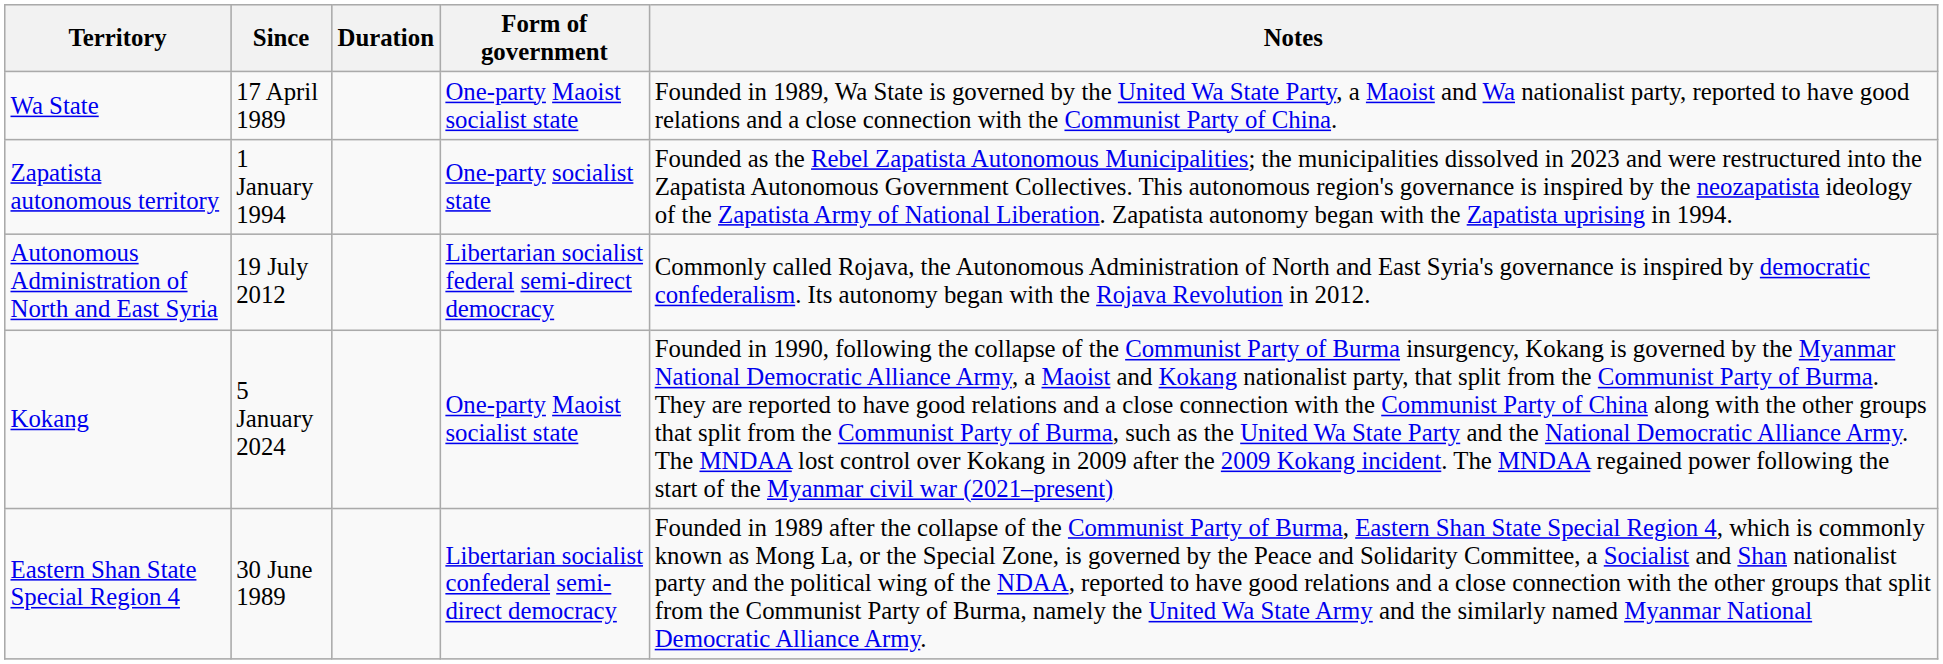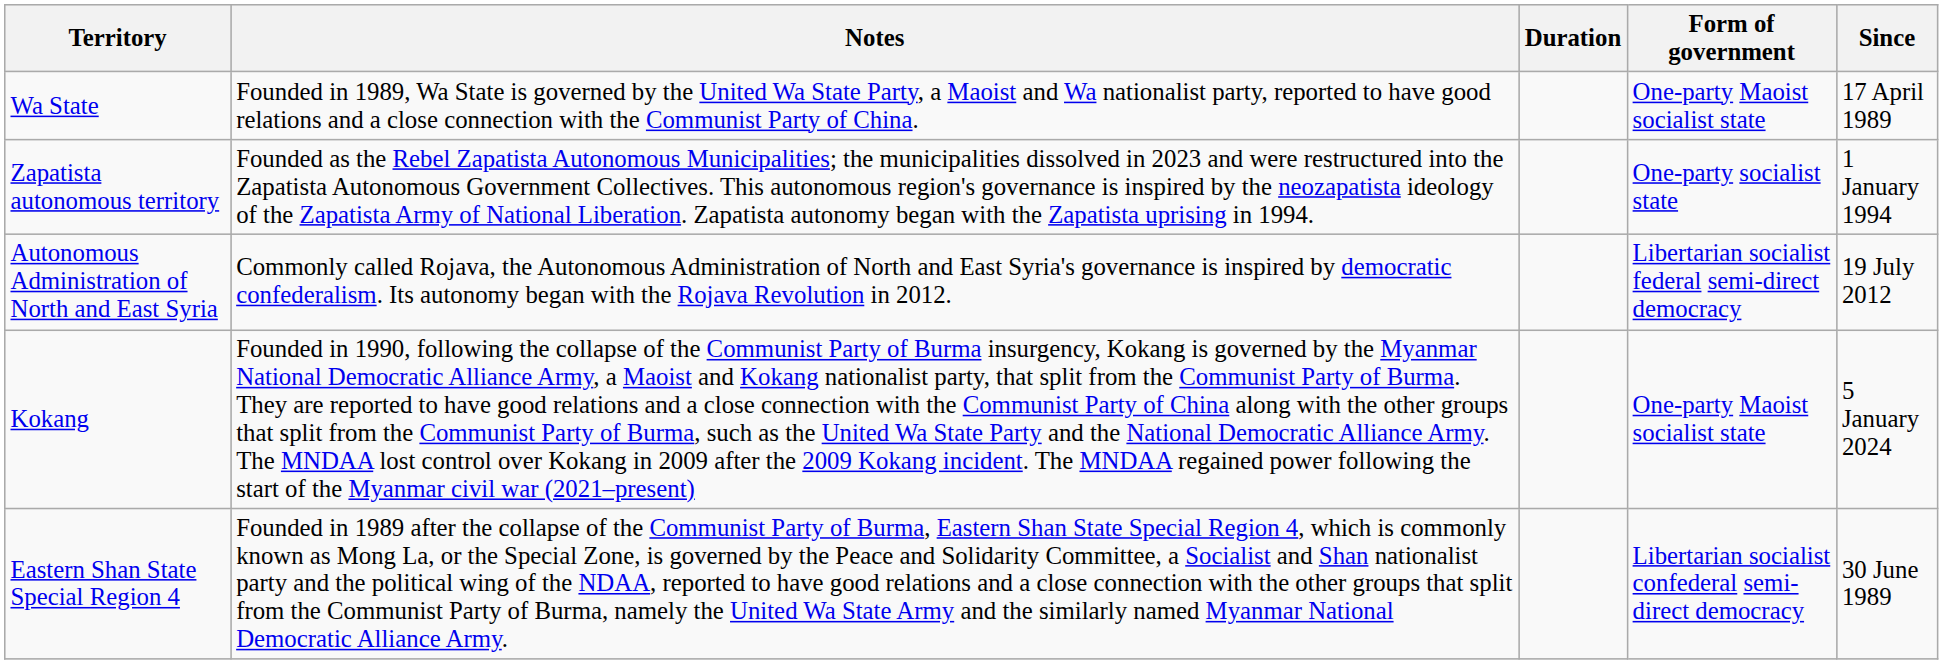columns swapped: (281, 38) <-> (1293, 38)
